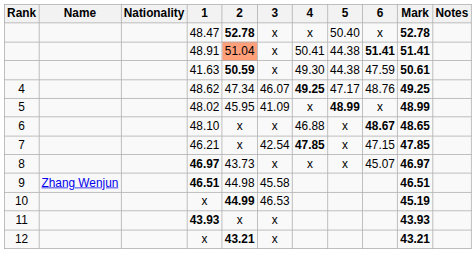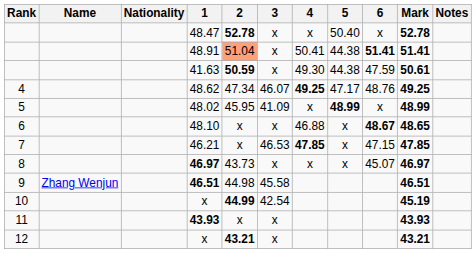(275, 145) 42.54 -> (275, 145) 46.53
(275, 201) 46.53 -> (275, 201) 42.54
